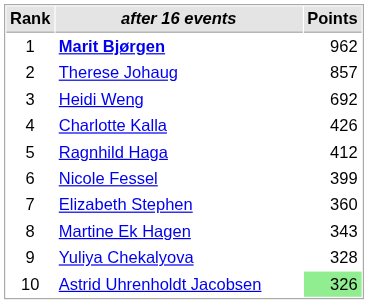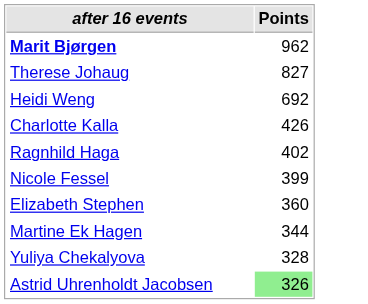- column: (30, 19)
(344, 73) 857 -> (295, 73) 827
(344, 152) 412 -> (295, 152) 402
(344, 231) 343 -> (295, 231) 344
